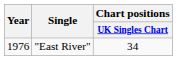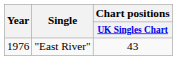(133, 46) 34 -> (133, 46) 43
